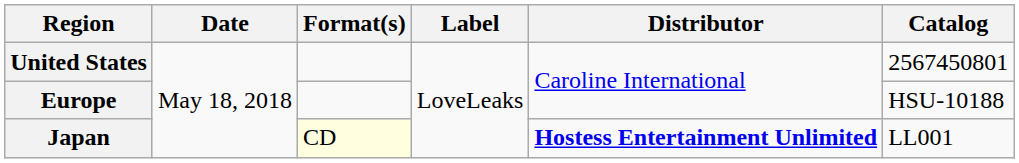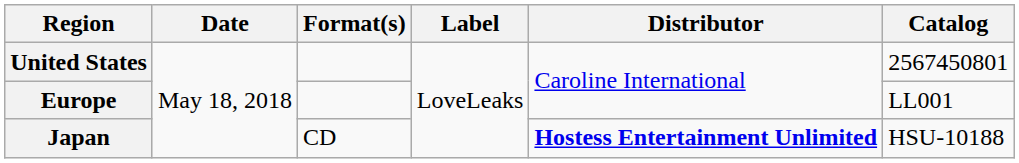(946, 99) HSU-10188 -> (921, 99) LL001
(320, 137) lightyellow background -> (320, 137) no background
(921, 137) LL001 -> (946, 137) HSU-10188
